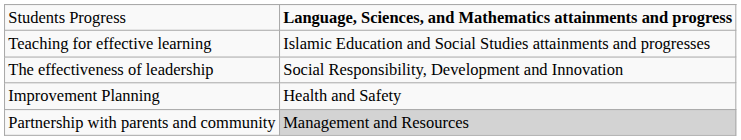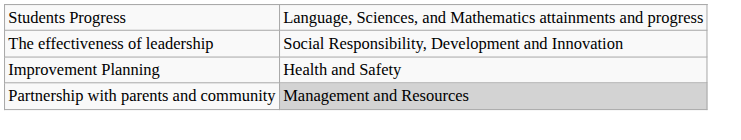(508, 17) bold -> (493, 17) normal
- row: (110, 43)
